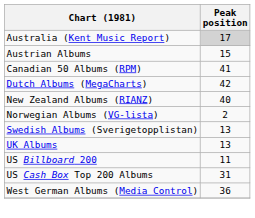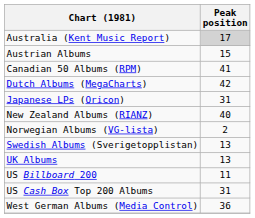+ row: (66, 99)
